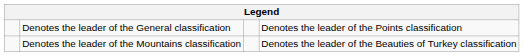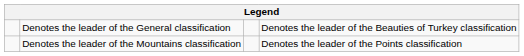(362, 28) Denotes the leader of the Points classification -> (389, 28) Denotes the leader of the Beauties of Turkey classification
(389, 43) Denotes the leader of the Beauties of Turkey classification -> (362, 43) Denotes the leader of the Points classification
